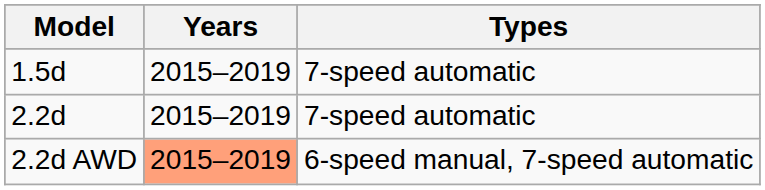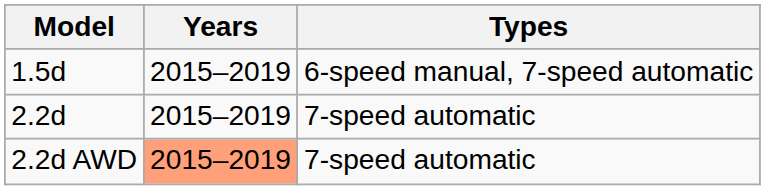(420, 71) 7-speed automatic -> (529, 71) 6-speed manual, 7-speed automatic
(529, 160) 6-speed manual, 7-speed automatic -> (420, 160) 7-speed automatic
